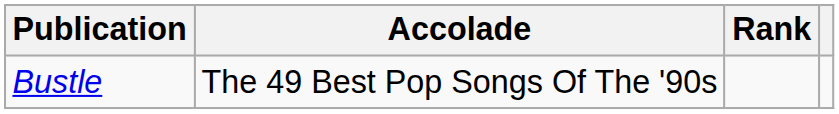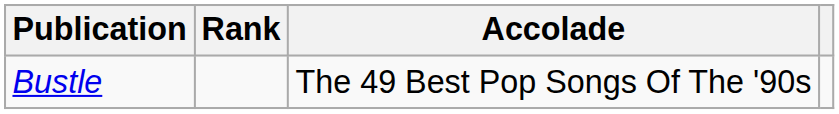columns swapped: (459, 30) <-> (772, 30)
